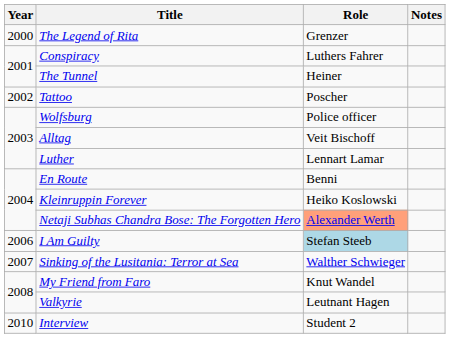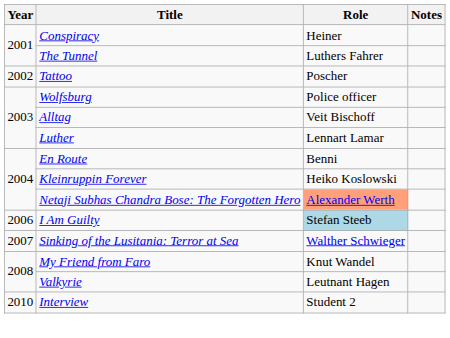- row: (89, 35)
(345, 55) Luthers Fahrer -> (324, 35) Heiner
(324, 76) Heiner -> (345, 55) Luthers Fahrer
